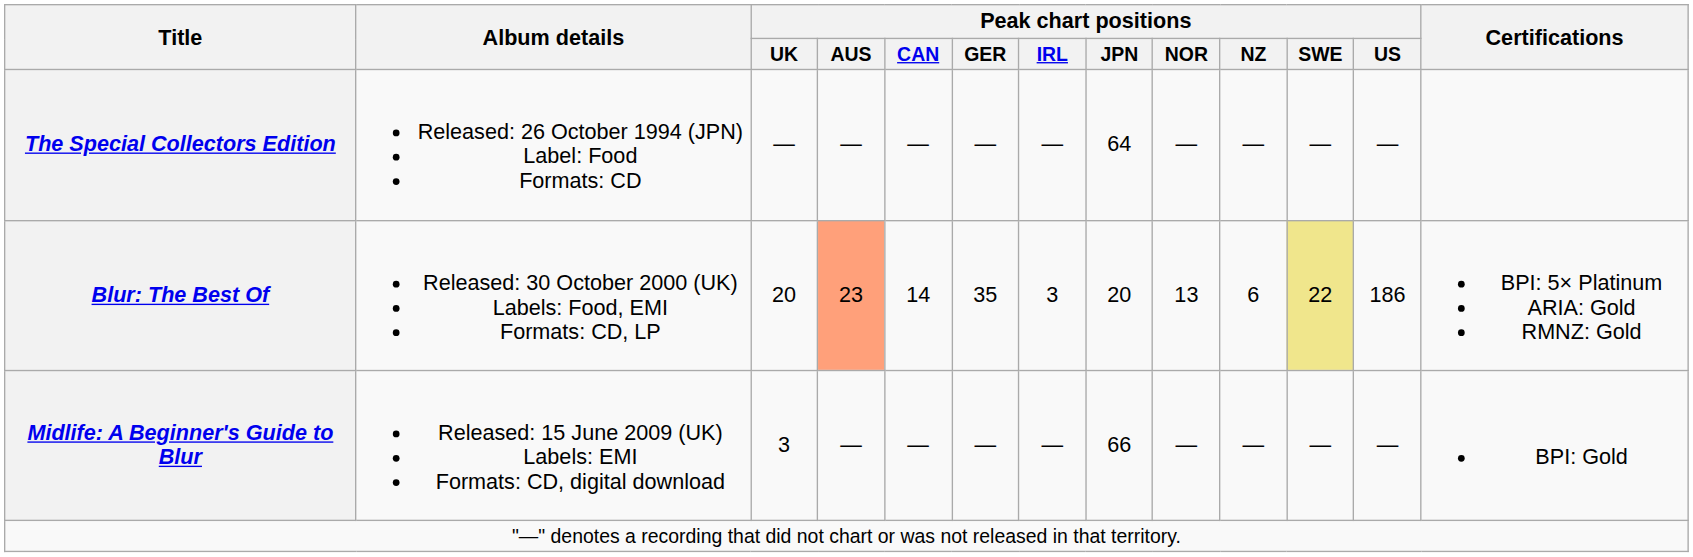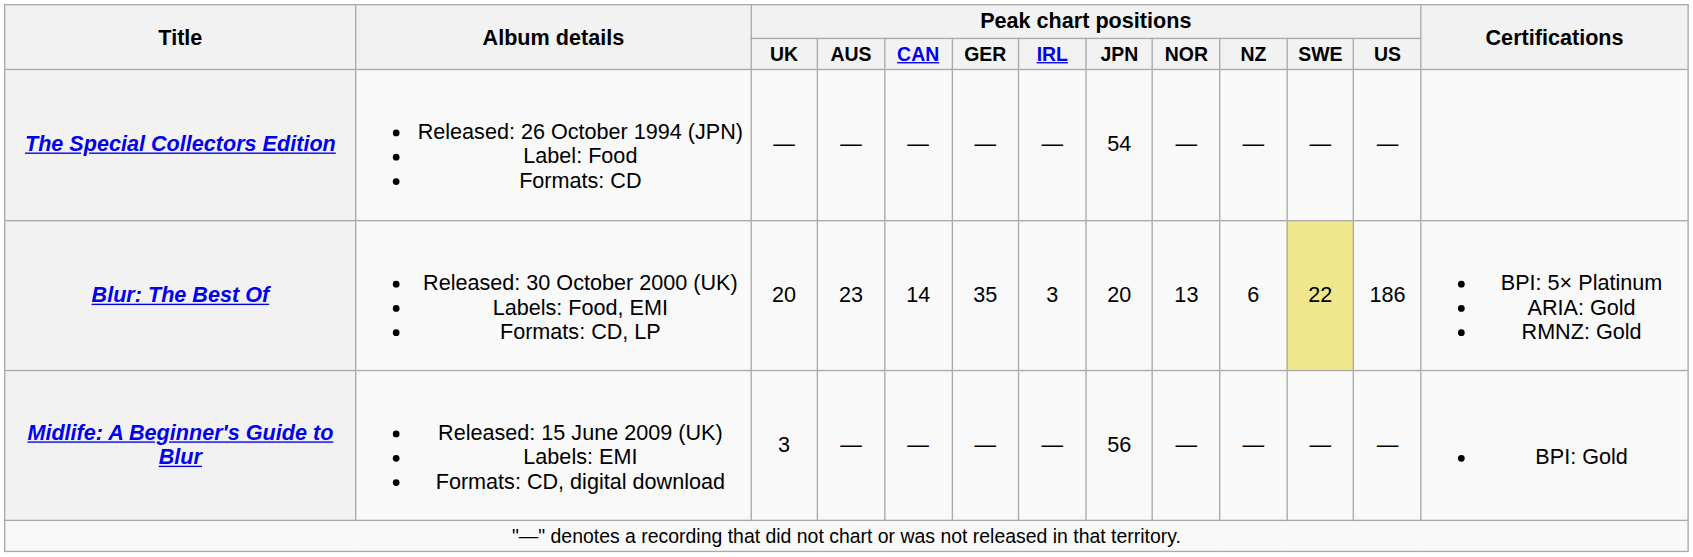(1119, 144) 64 -> (1119, 144) 54
(851, 295) lightsalmon background -> (851, 295) no background
(1119, 445) 66 -> (1119, 445) 56
